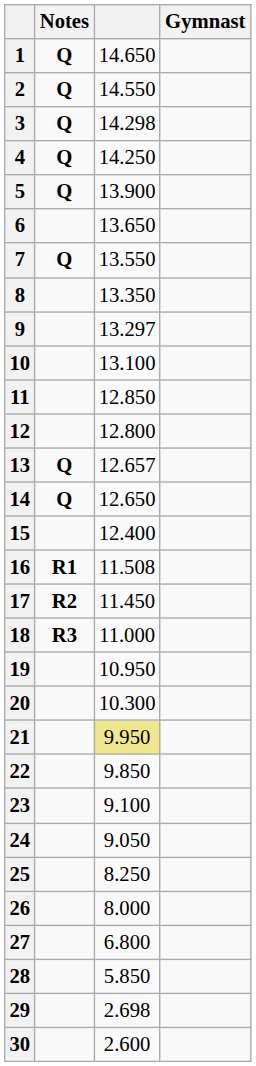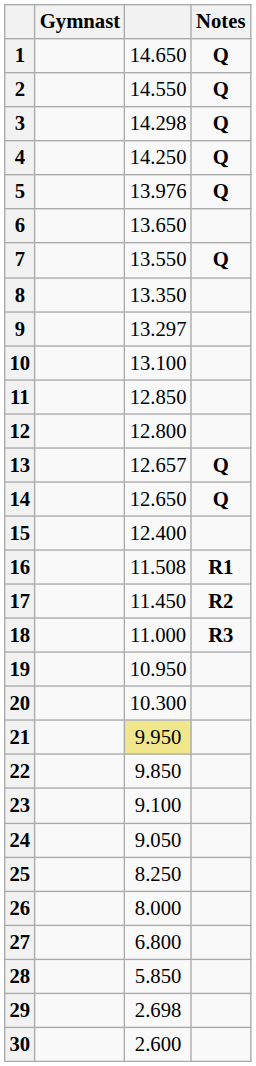columns swapped: (205, 21) <-> (64, 21)
(127, 192) 13.900 -> (158, 192) 13.976
